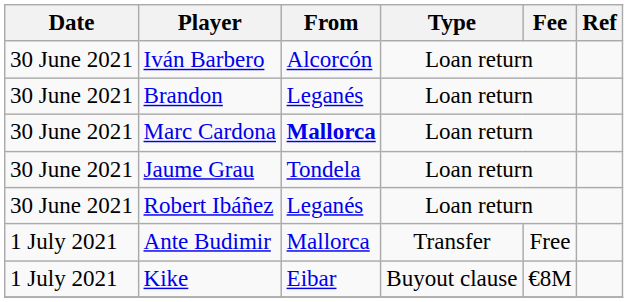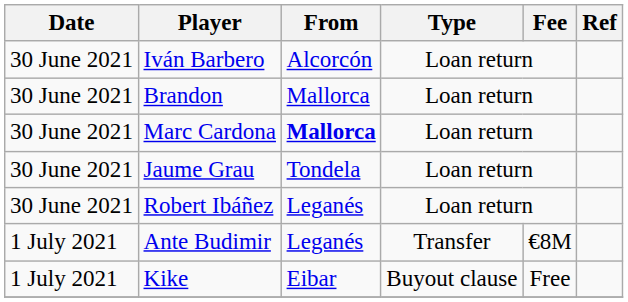(325, 95) Leganés -> (328, 95) Mallorca
(328, 242) Mallorca -> (325, 242) Leganés
(550, 242) Free -> (550, 242) €8M
(550, 278) €8M -> (550, 278) Free
